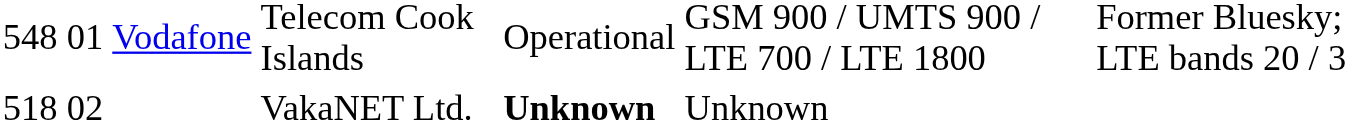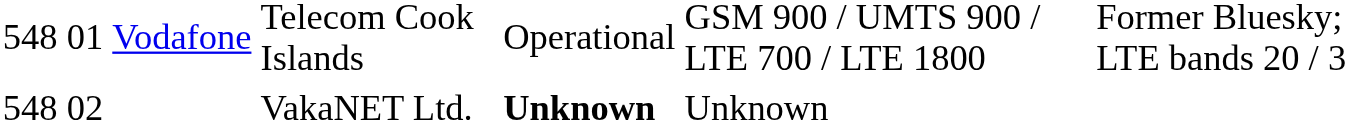(30, 107) 518 -> (30, 107) 548
